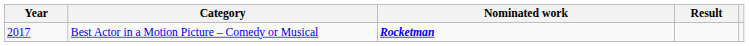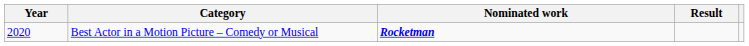(19, 32) 2017 -> (19, 32) 2020
